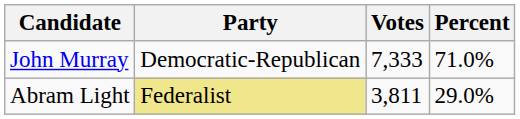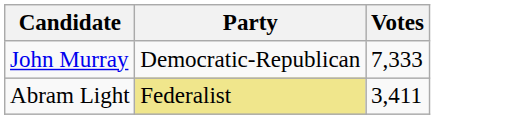- column: (472, 22)
(396, 95) 3,811 -> (396, 95) 3,411
